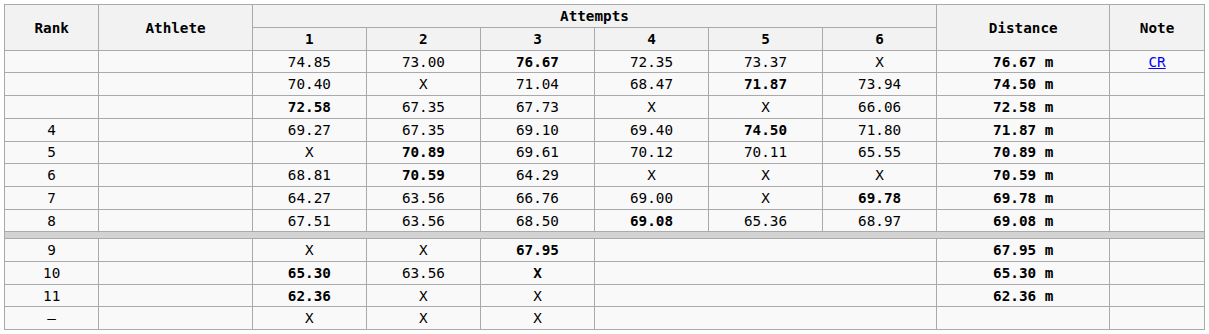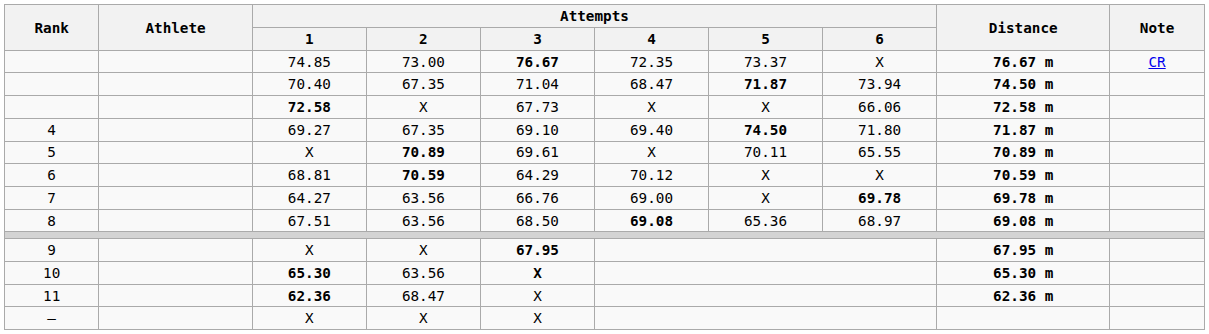(423, 84) X -> (423, 84) 67.35
(423, 107) 67.35 -> (423, 107) X
(651, 152) 70.12 -> (651, 152) X
(651, 175) X -> (651, 175) 70.12
(423, 296) X -> (423, 296) 68.47
